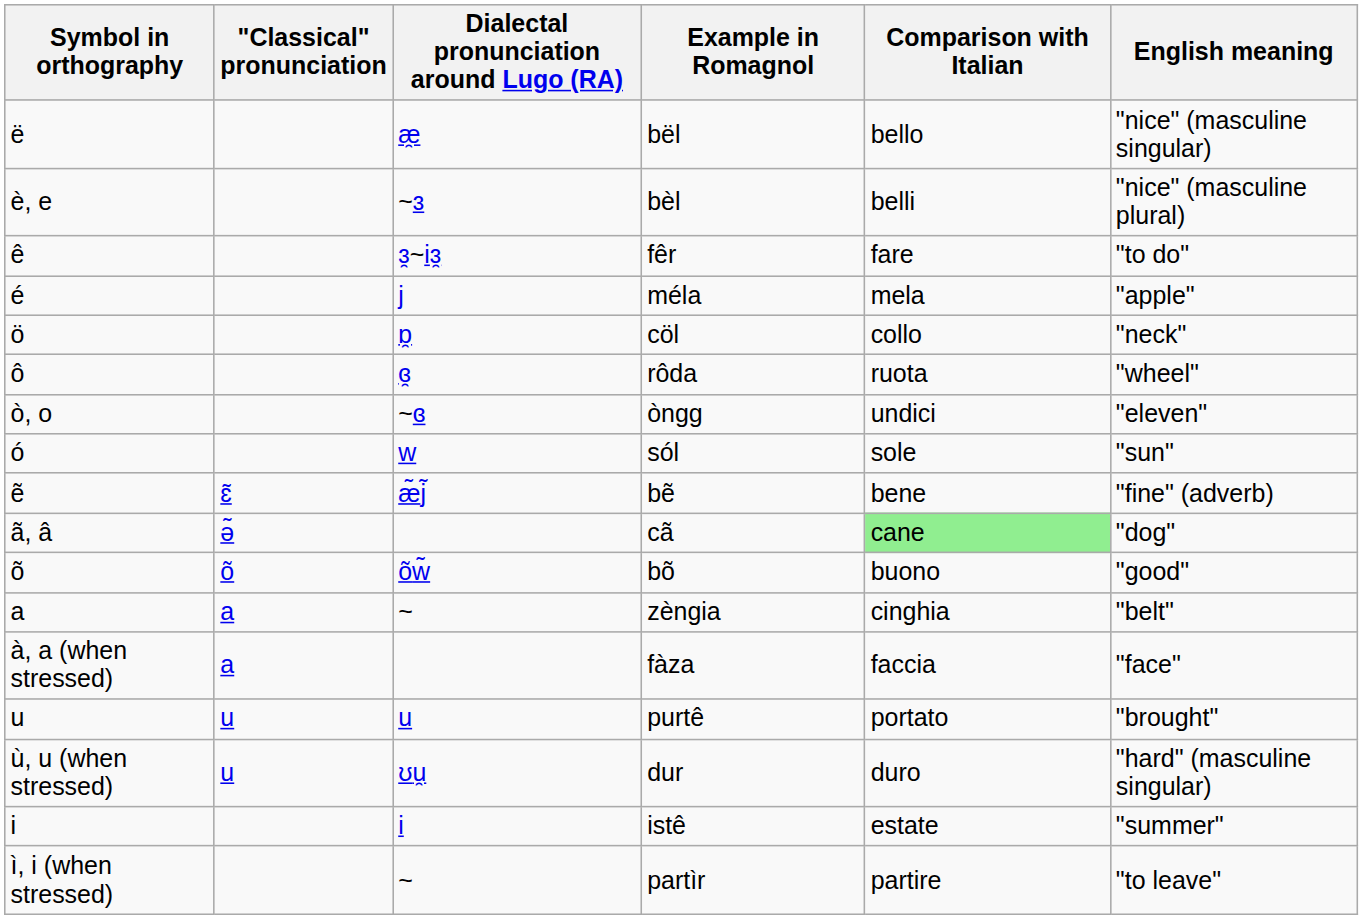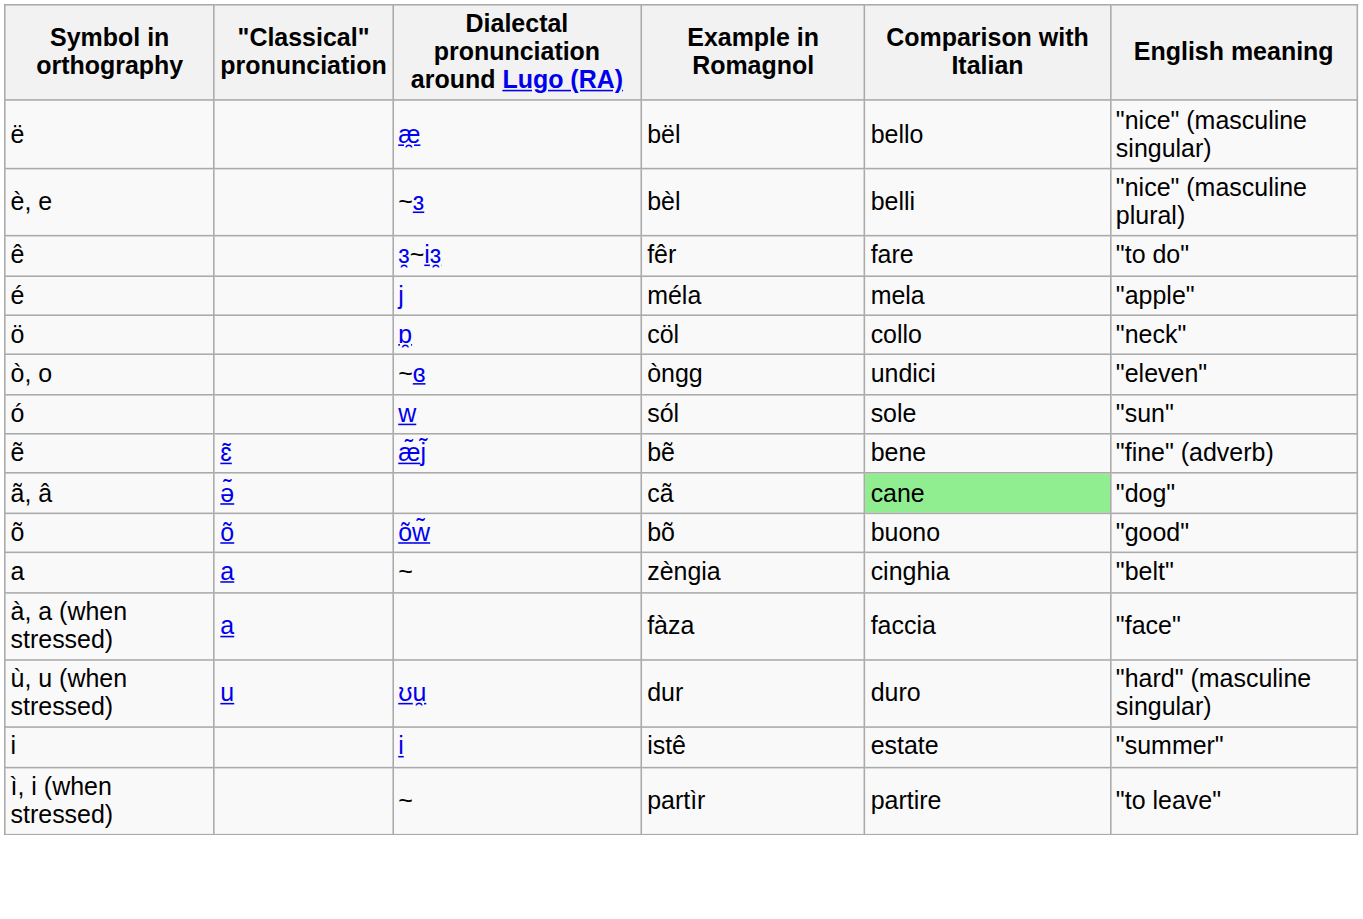- row: (672, 374)
- row: (676, 718)
